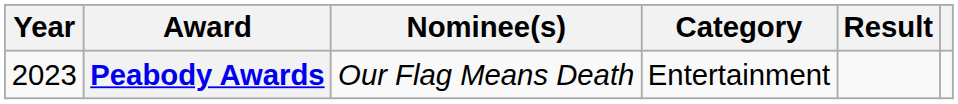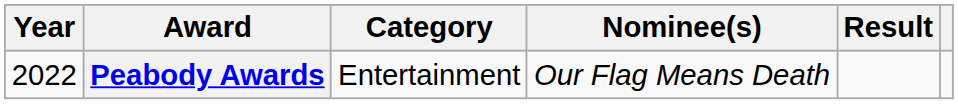columns swapped: (739, 27) <-> (486, 27)
(44, 74) 2023 -> (44, 74) 2022
